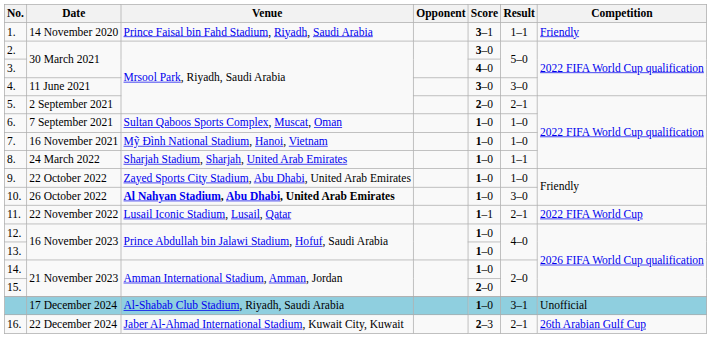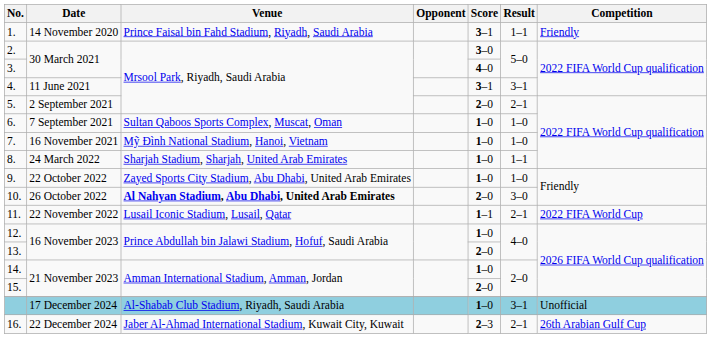(484, 86) 3–0 -> (484, 86) 3–1
(519, 86) 3–0 -> (519, 86) 3–1
(484, 196) 1–0 -> (484, 196) 2–0
(484, 251) 1–0 -> (484, 251) 2–0
